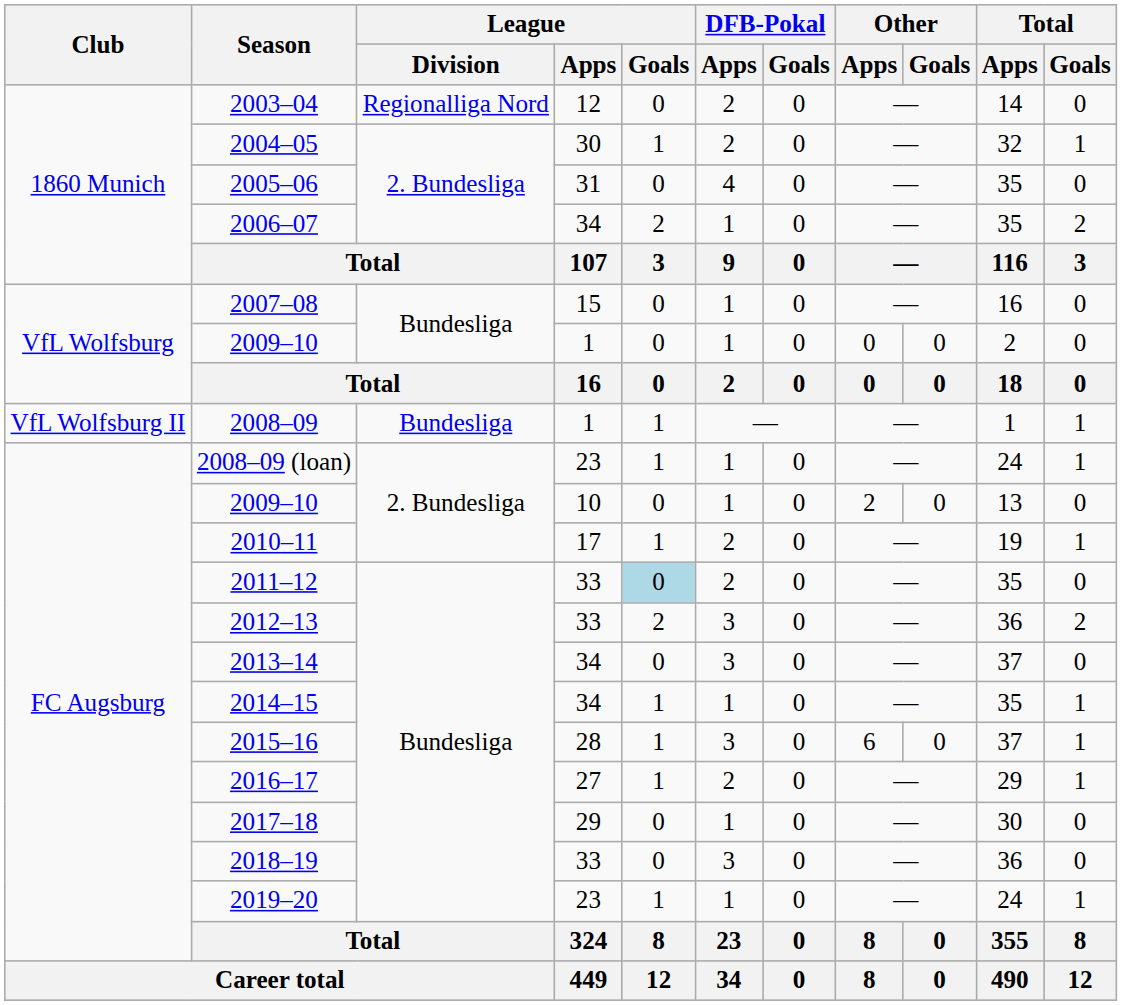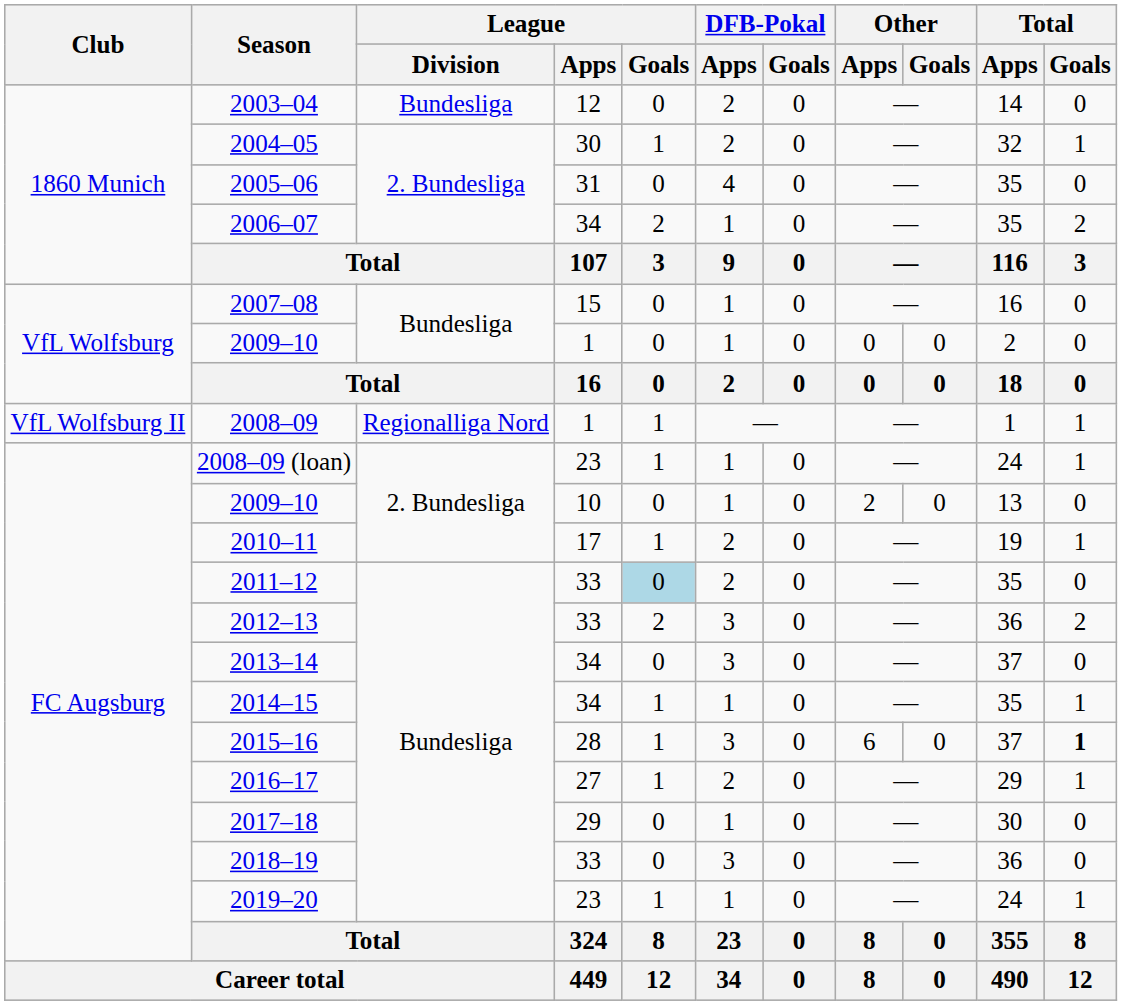(456, 104) Regionalliga Nord -> (456, 104) Bundesliga
(456, 422) Bundesliga -> (456, 422) Regionalliga Nord
(1080, 741) normal -> (1080, 741) bold
